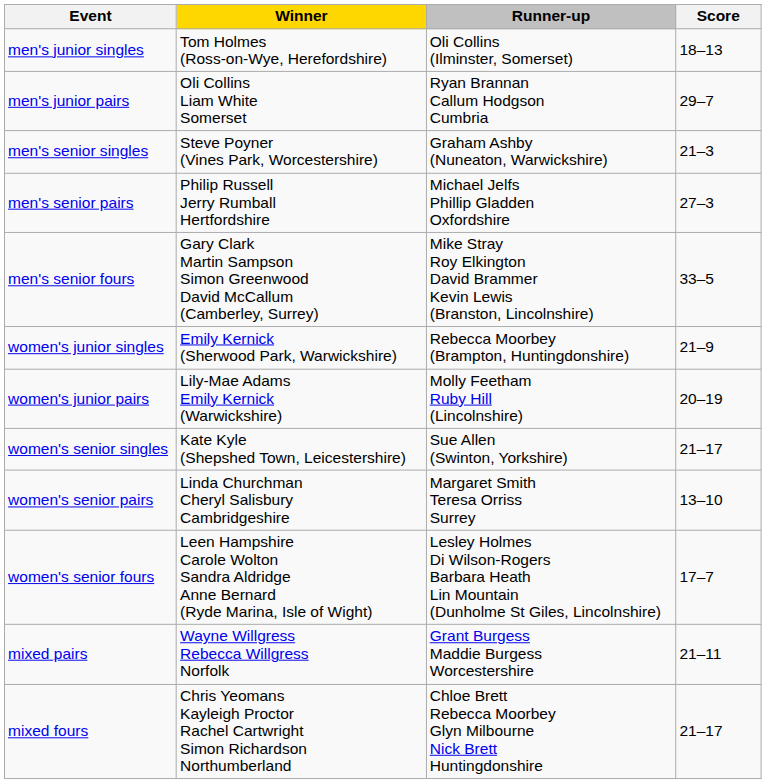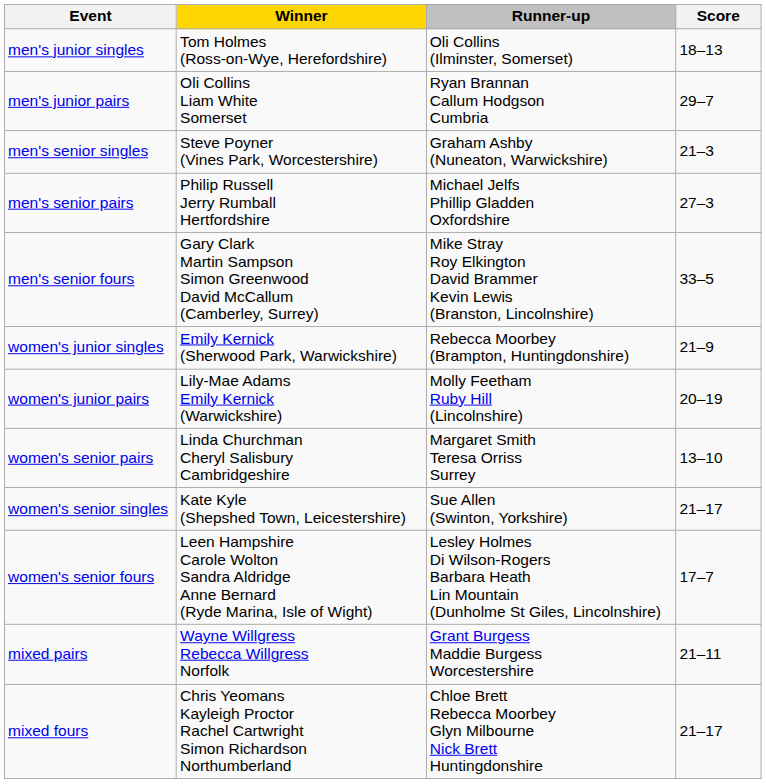rows swapped: (88, 449) <-> (81, 500)
